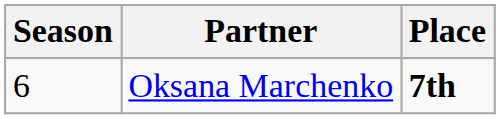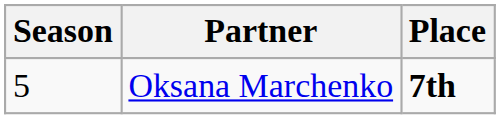(21, 85) 6 -> (21, 85) 5
